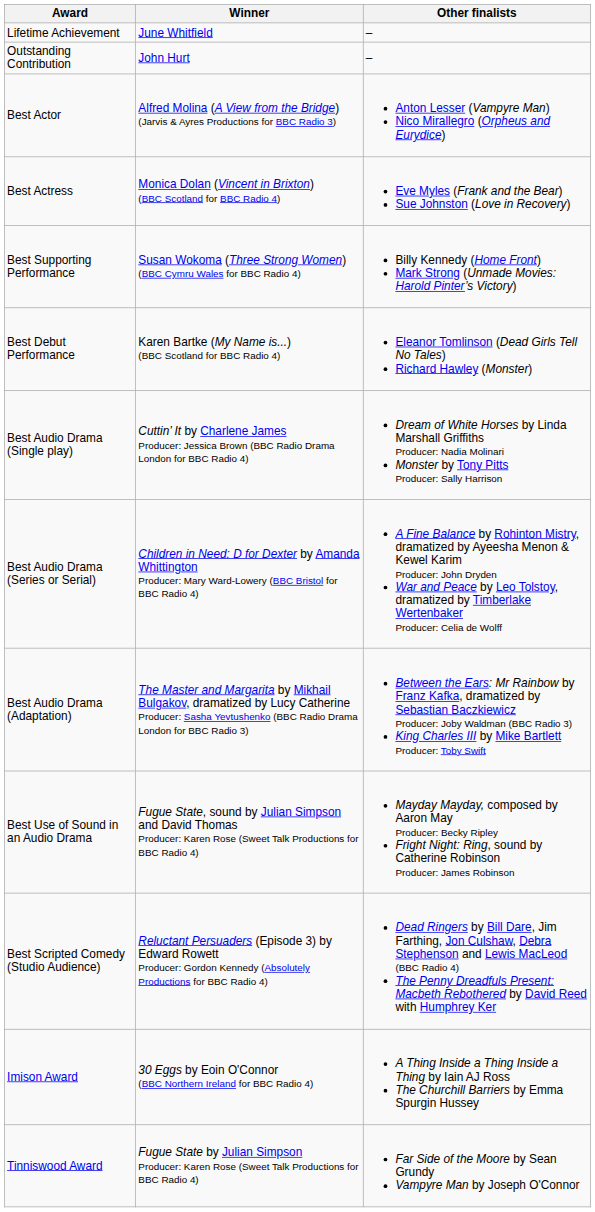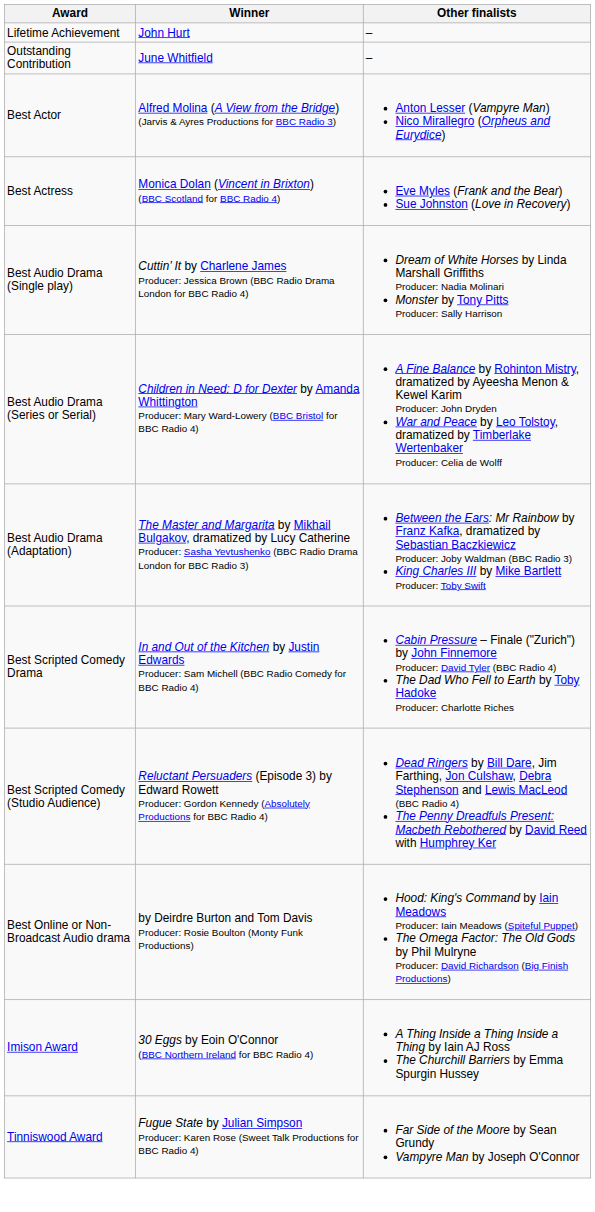(176, 32) June Whitfield -> (164, 32) John Hurt
(164, 58) John Hurt -> (176, 58) June Whitfield
- row: (49, 266)
- row: (41, 349)
- row: (63, 832)
+ row: (66, 667)
+ row: (69, 932)
